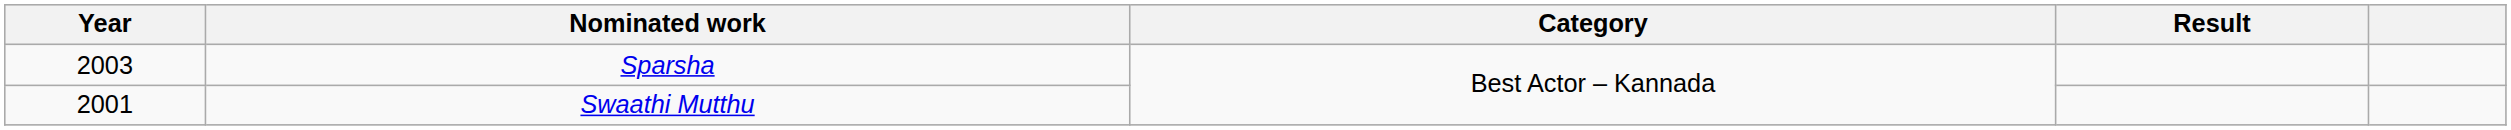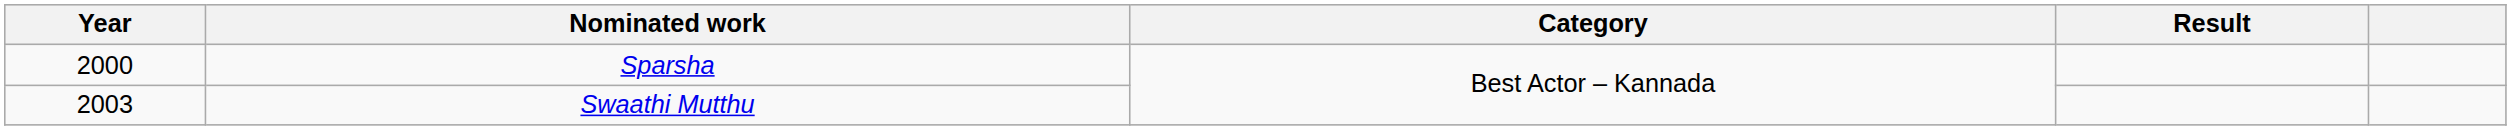(105, 64) 2003 -> (105, 64) 2000
(105, 104) 2001 -> (105, 104) 2003
